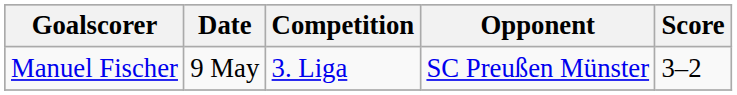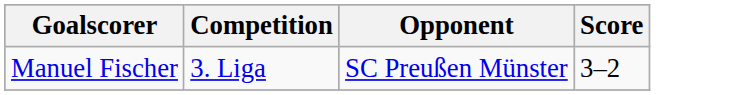- column: (225, 25)
